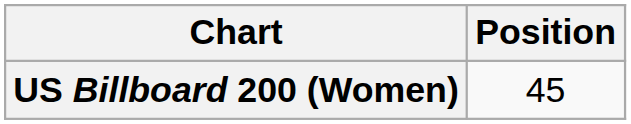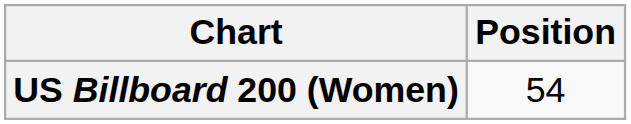(546, 89) 45 -> (546, 89) 54
